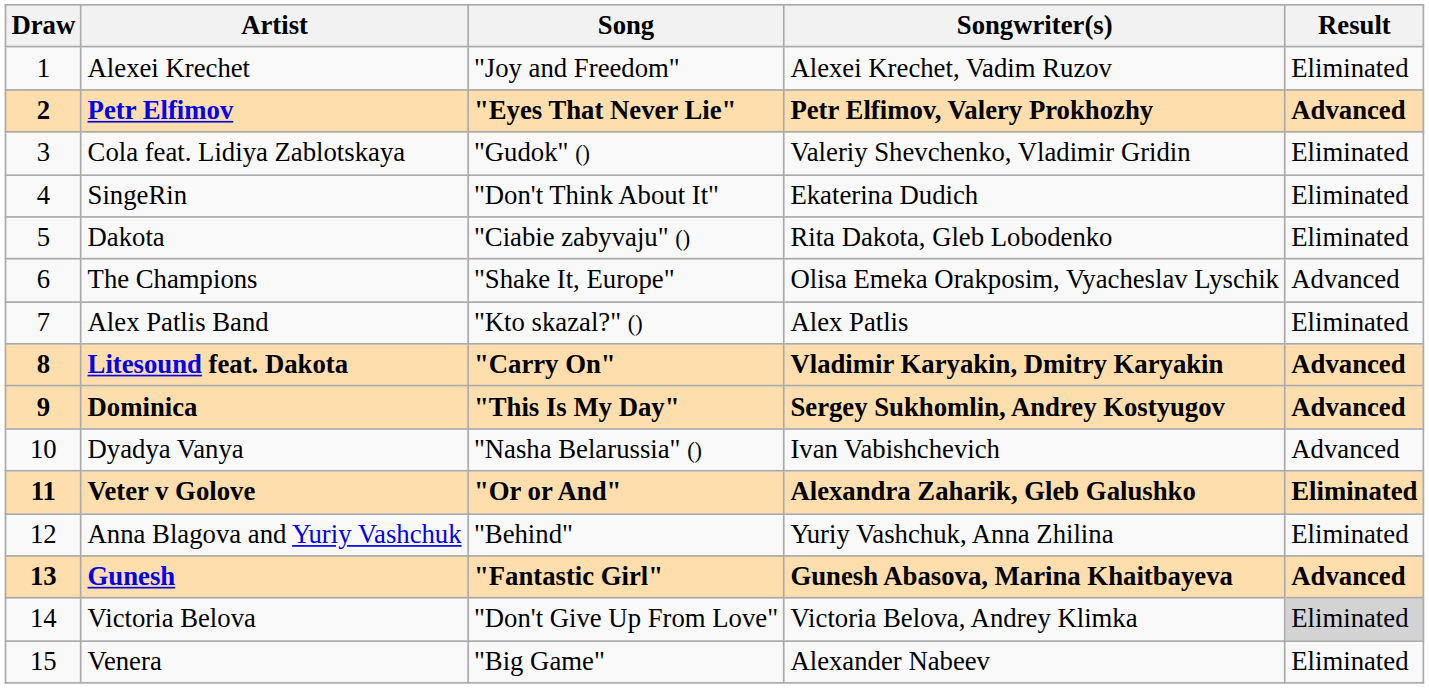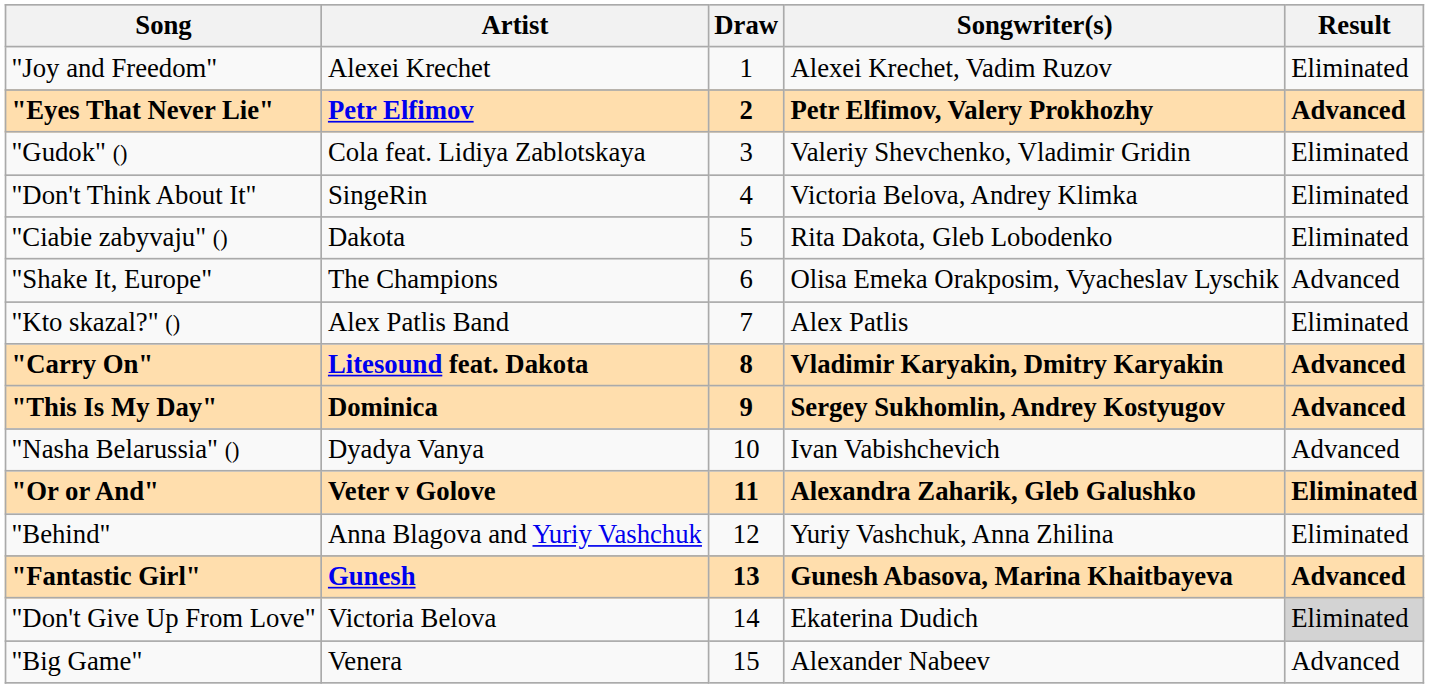columns swapped: (43, 25) <-> (626, 25)
(884, 195) Ekaterina Dudich -> (964, 195) Victoria Belova, Andrey Klimka
(964, 618) Victoria Belova, Andrey Klimka -> (884, 618) Ekaterina Dudich
(1350, 661) Eliminated -> (1345, 661) Advanced
